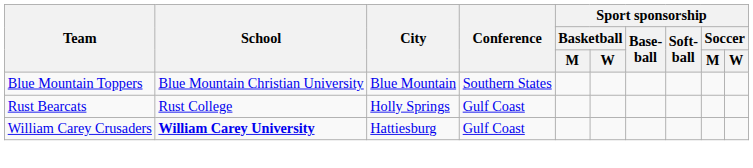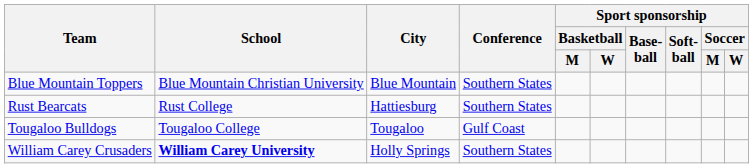(410, 106) Holly Springs -> (403, 106) Hattiesburg
(494, 106) Gulf Coast -> (507, 106) Southern States
+ row: (62, 128)
(403, 128) Hattiesburg -> (410, 151) Holly Springs
(494, 128) Gulf Coast -> (507, 151) Southern States
